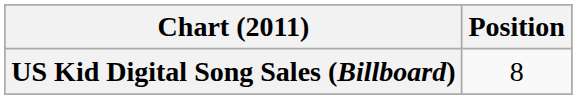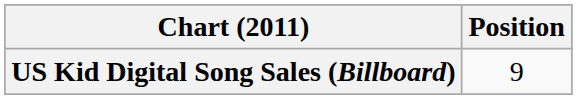(517, 71) 8 -> (517, 71) 9
